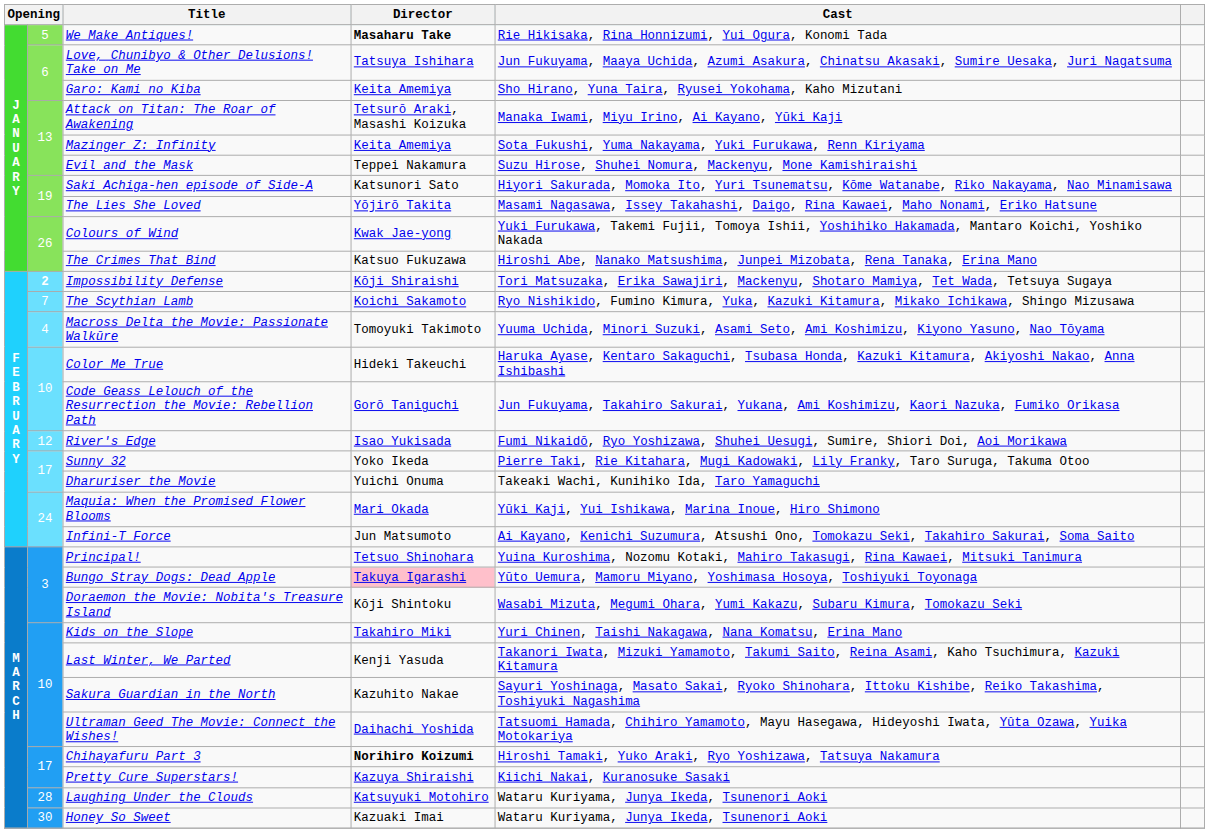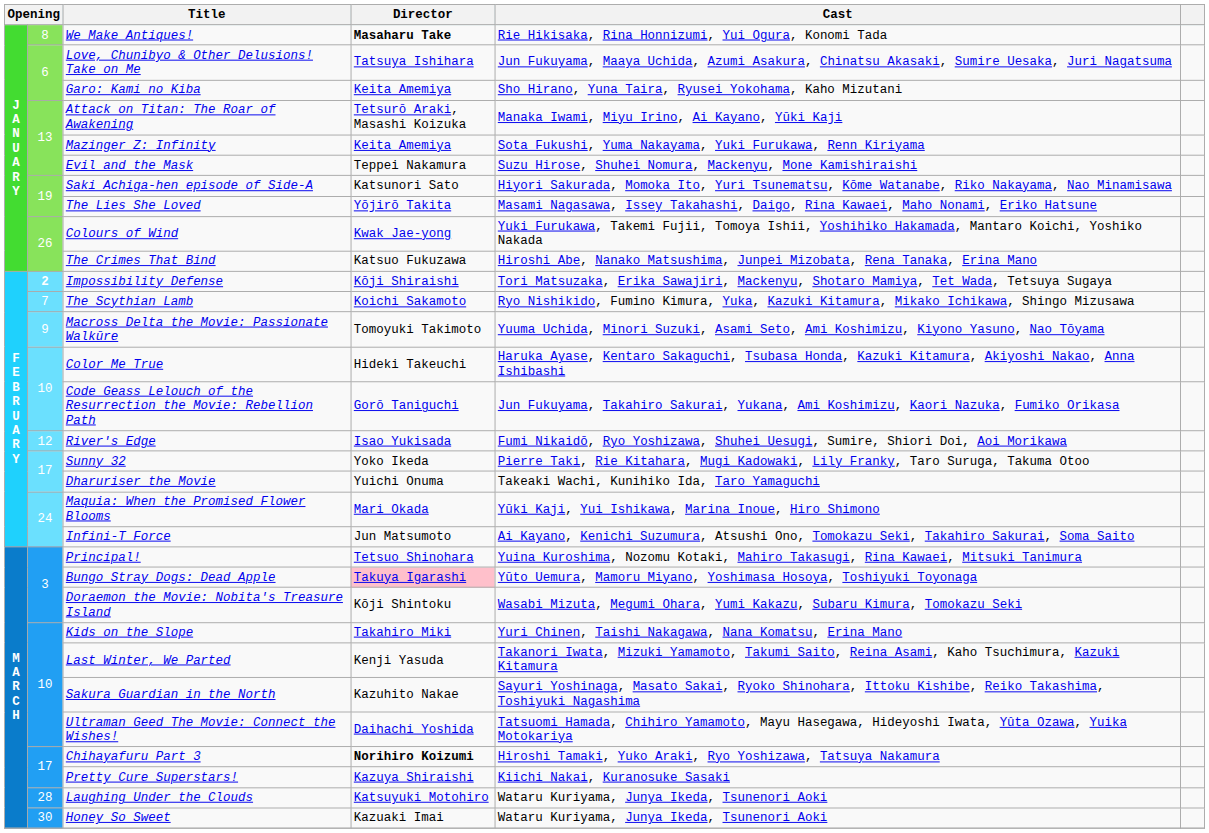(45, 35) 5 -> (45, 35) 8
(45, 329) 4 -> (45, 329) 9
